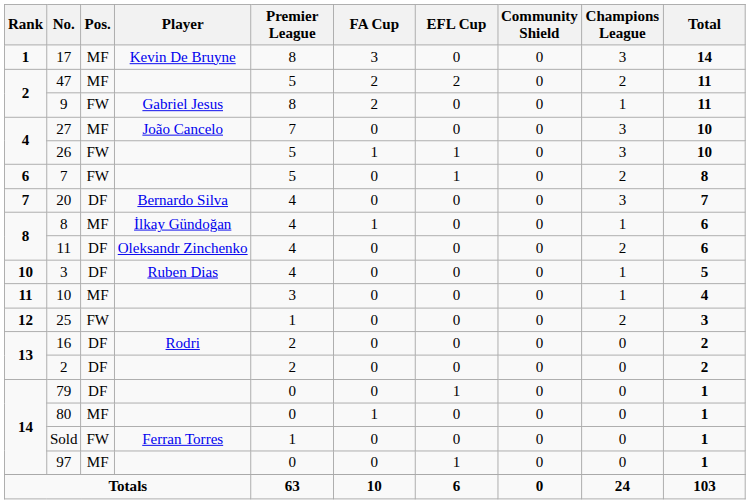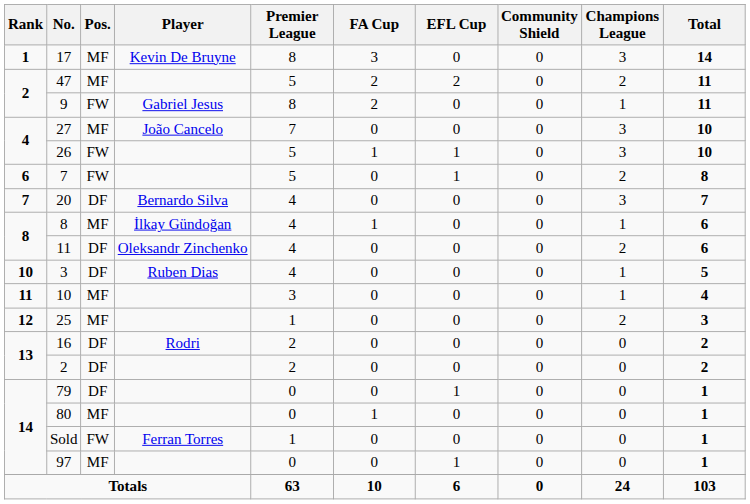(98, 319) FW -> (98, 319) MF
